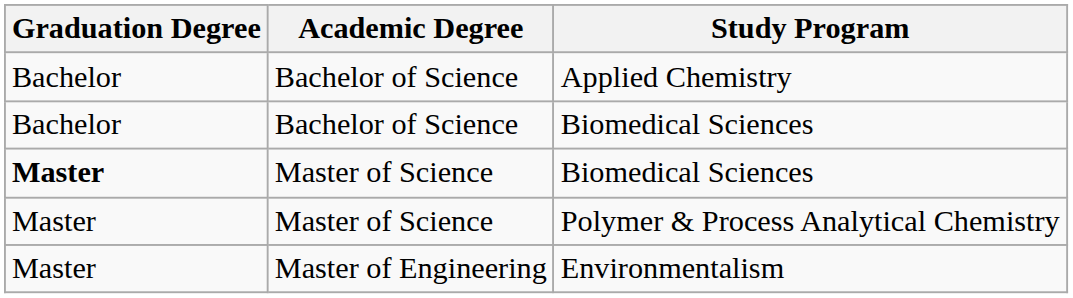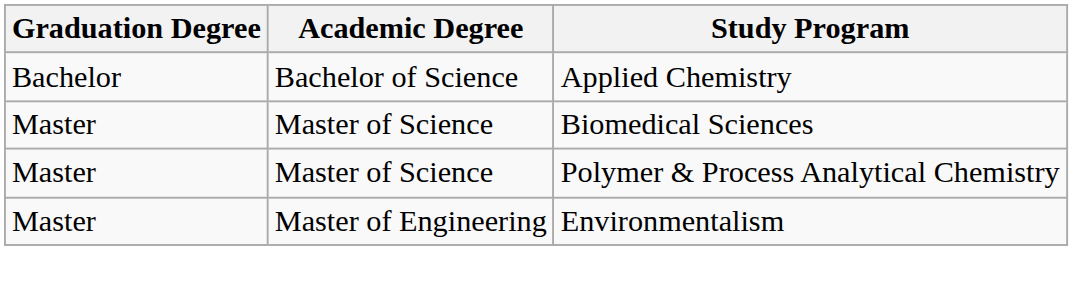- row: (396, 124)
(58, 172) bold -> (54, 124) normal
